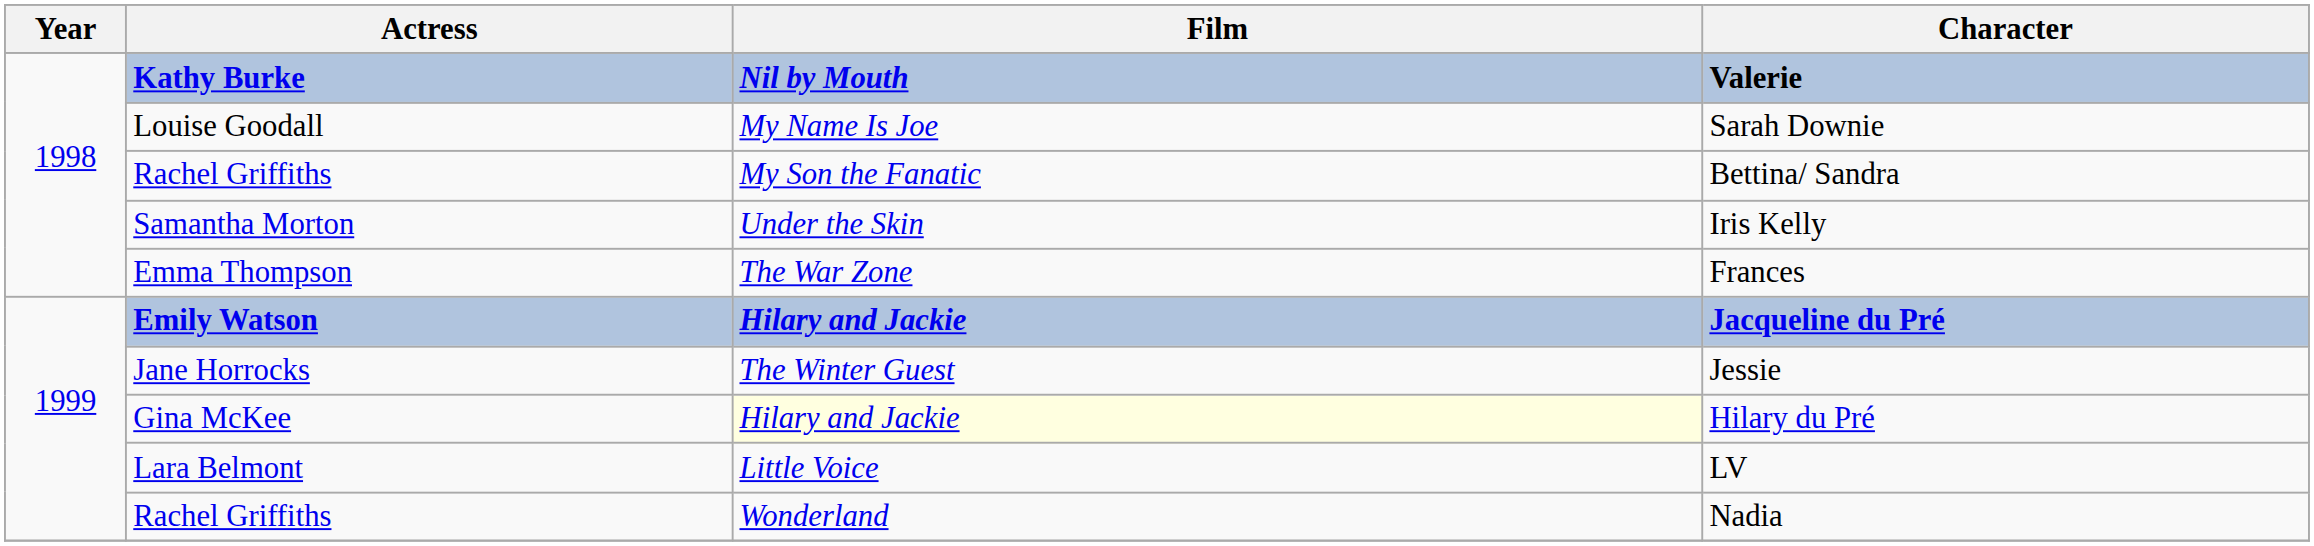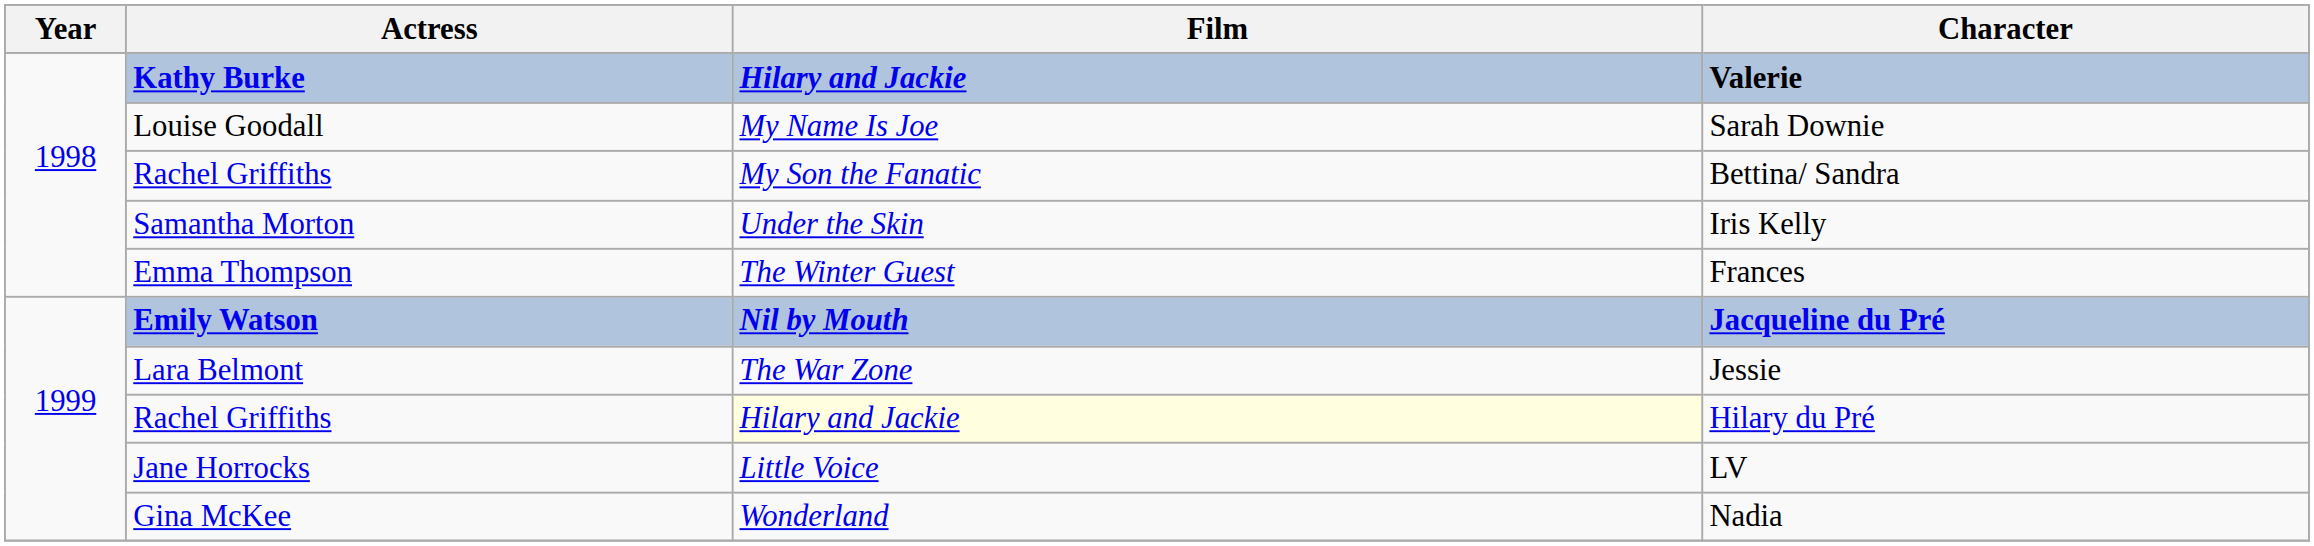(824, 77) Nil by Mouth -> (853, 77) Hilary and Jackie
(826, 272) The War Zone -> (847, 272) The Winter Guest
(853, 321) Hilary and Jackie -> (824, 321) Nil by Mouth
(222, 369) Jane Horrocks -> (218, 369) Lara Belmont
(847, 369) The Winter Guest -> (826, 369) The War Zone
(212, 418) Gina McKee -> (232, 418) Rachel Griffiths
(218, 467) Lara Belmont -> (222, 467) Jane Horrocks
(232, 516) Rachel Griffiths -> (212, 516) Gina McKee
